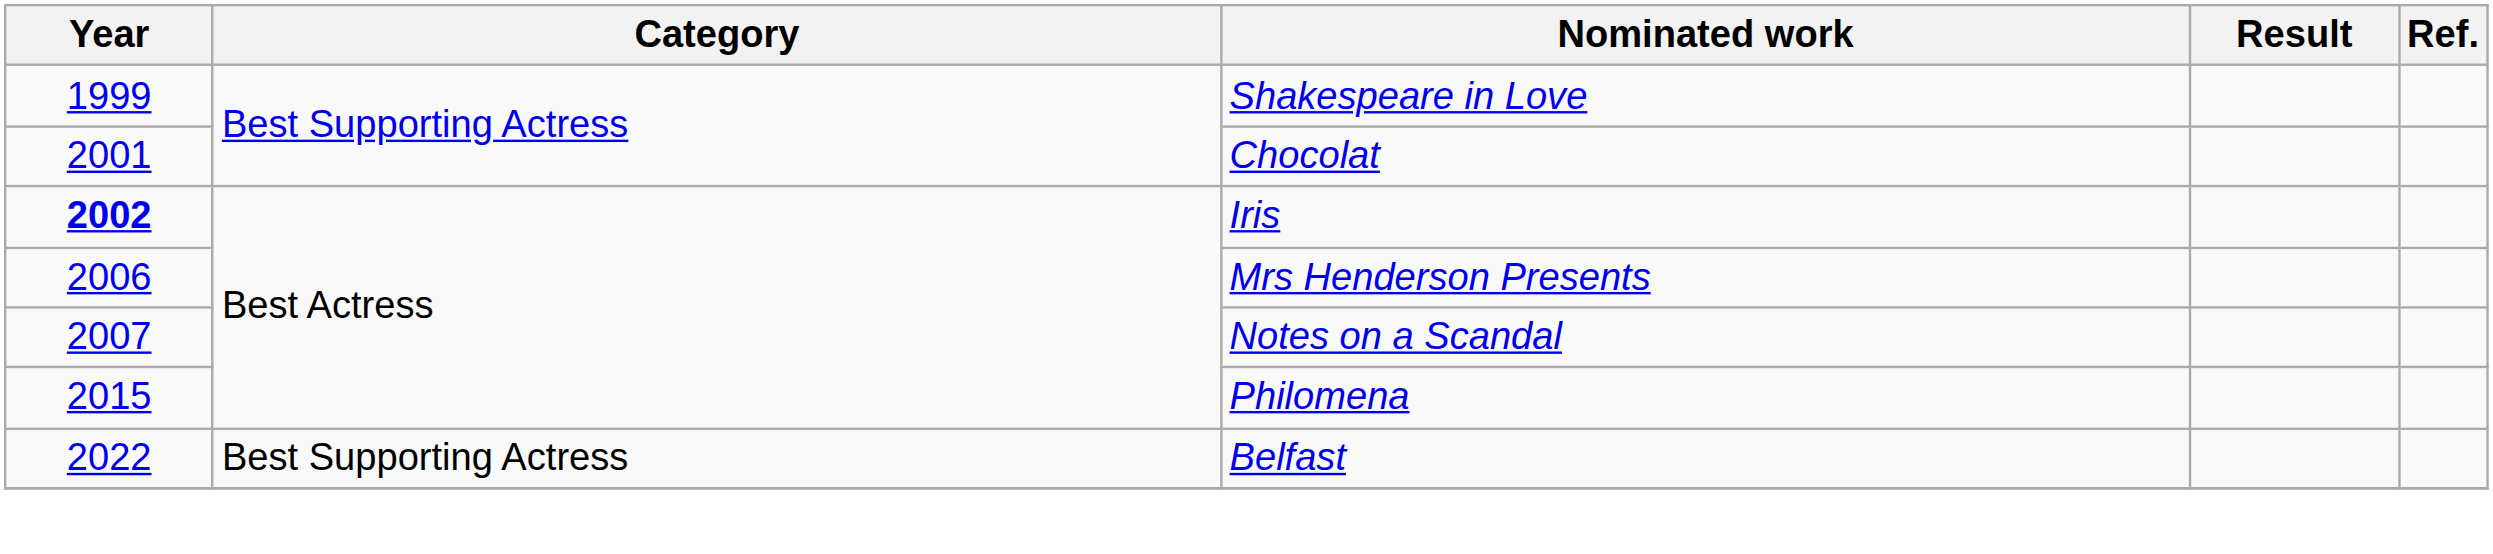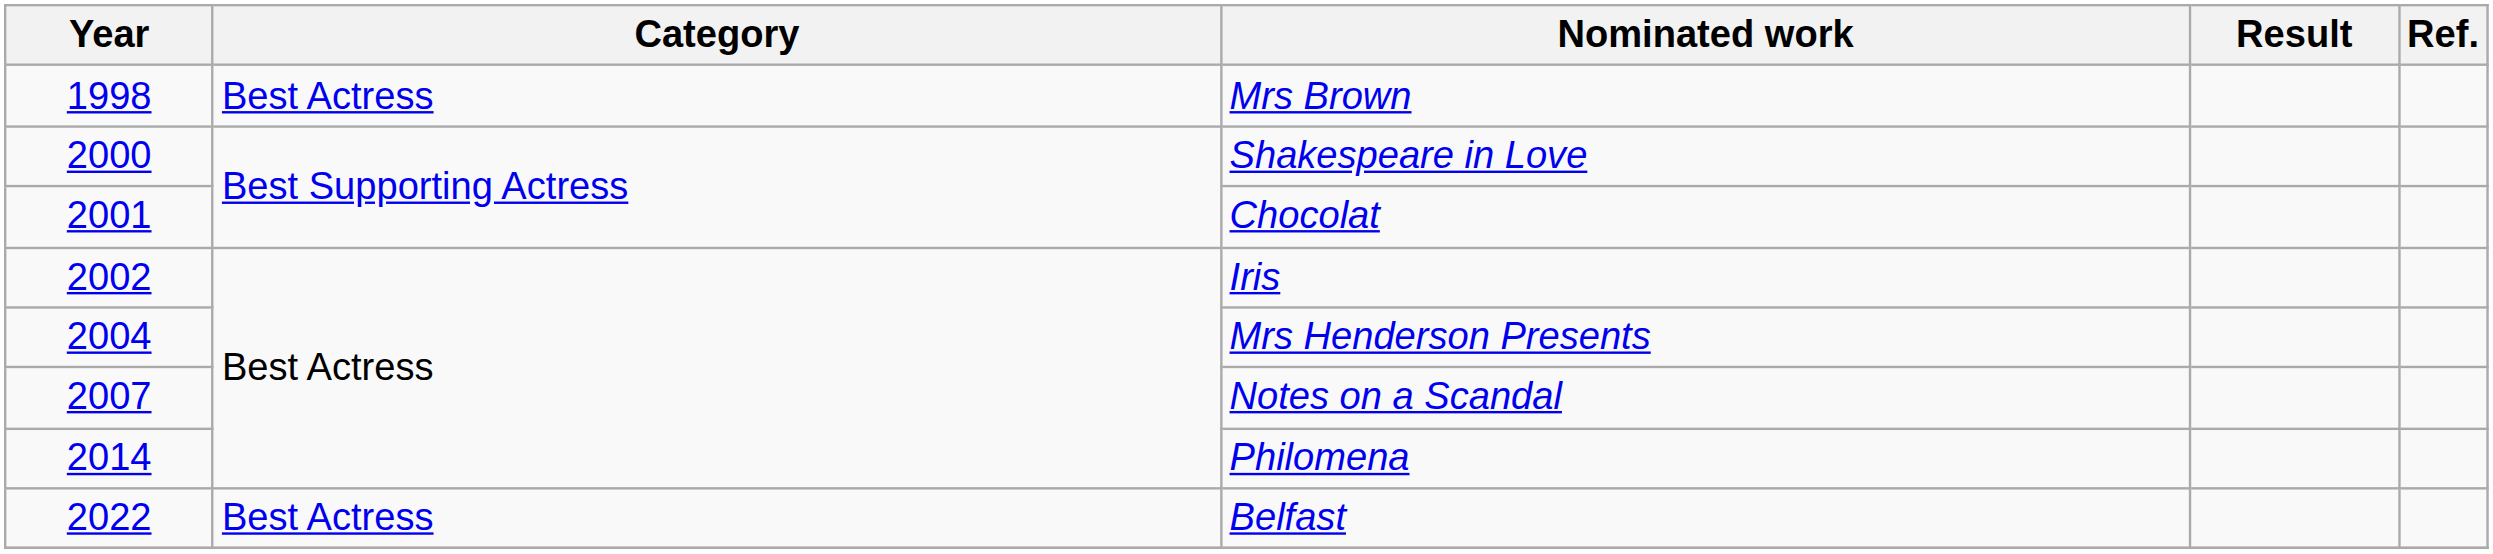+ row: (1321, 95)
(109, 95) 1999 -> (109, 155) 2000
(109, 215) bold -> (109, 276) normal
(109, 276) 2006 -> (109, 336) 2004
(109, 397) 2015 -> (109, 457) 2014
(425, 457) Best Supporting Actress -> (328, 517) Best Actress
